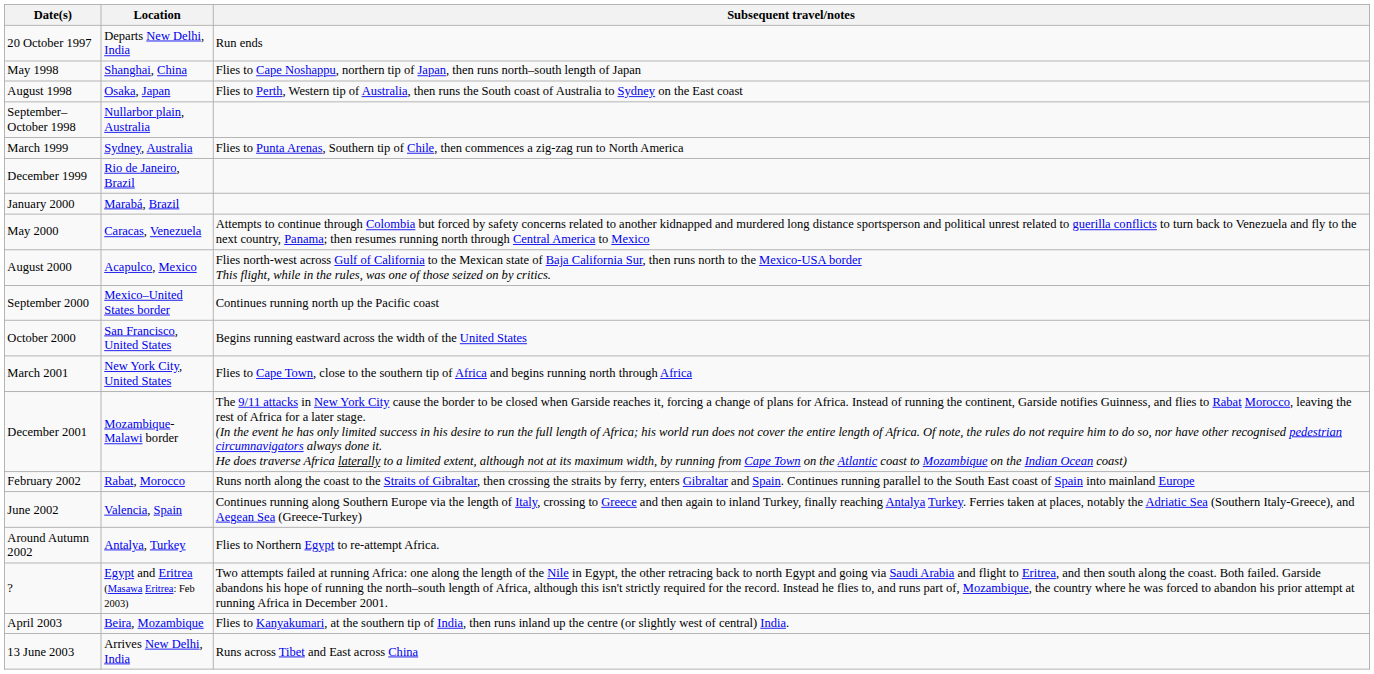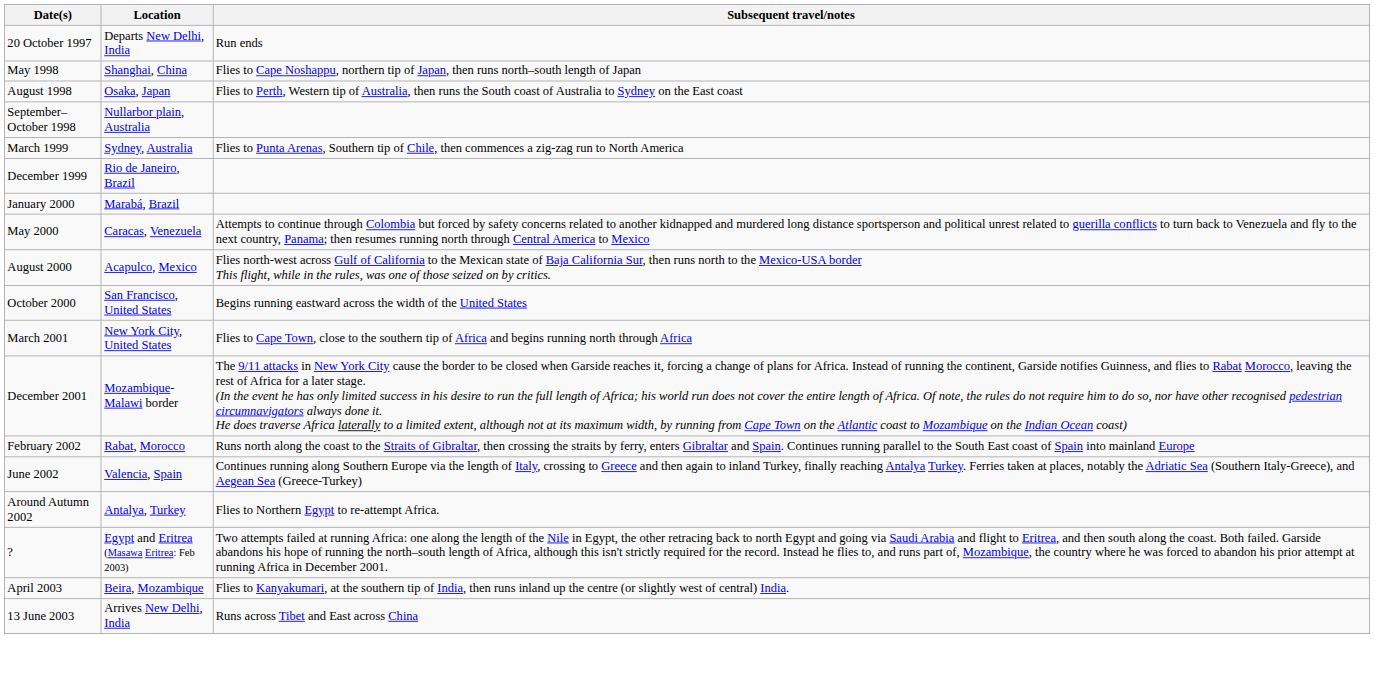- row: (48, 303)
